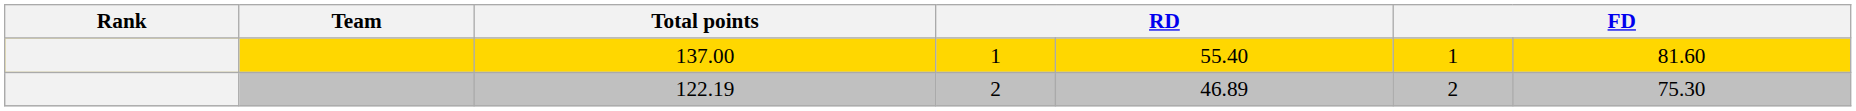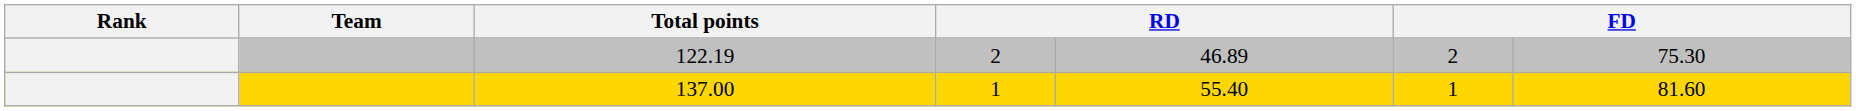rows swapped: (705, 55) <-> (705, 88)
